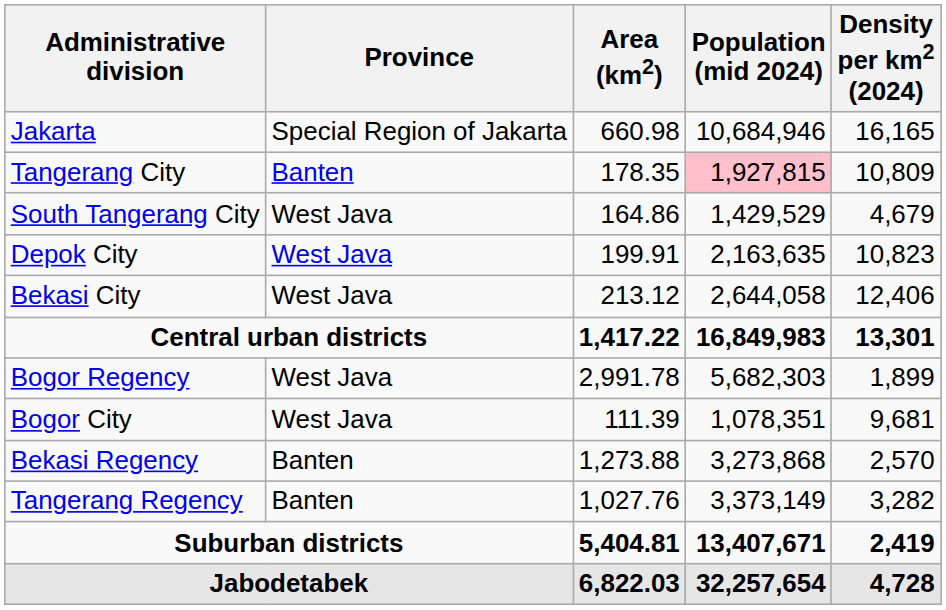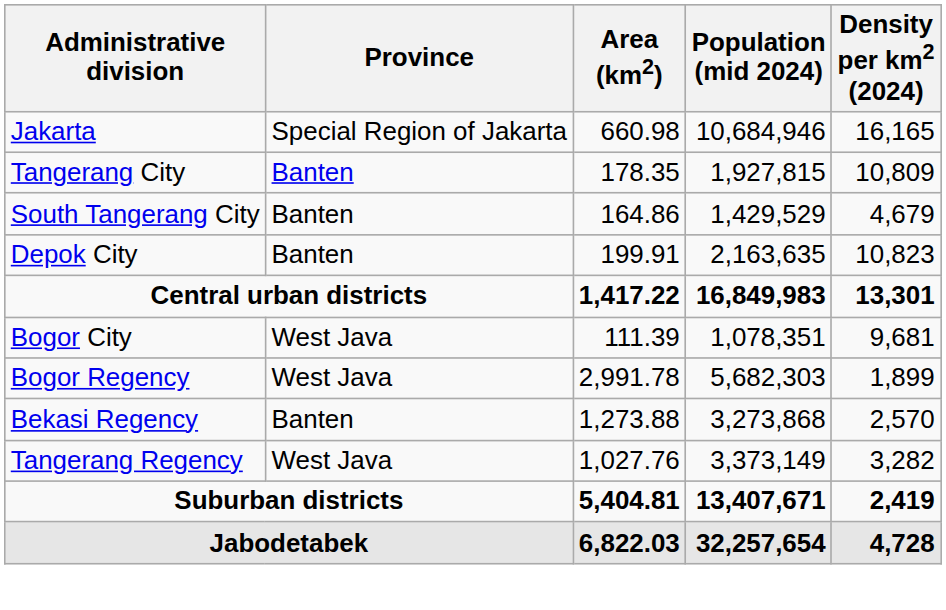(768, 172) pink background -> (768, 172) no background
(332, 213) West Java -> (313, 213) Banten
(332, 254) West Java -> (313, 254) Banten
- row: (76, 295)
rows swapped: (100, 378) <-> (71, 419)
(313, 501) Banten -> (332, 460) West Java
